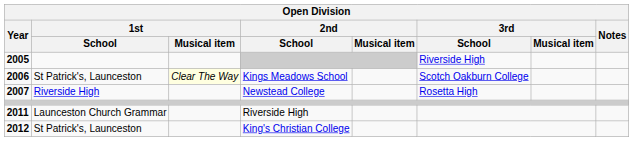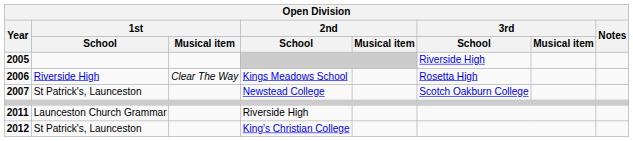(88, 76) St Patrick's, Launceston -> (66, 76) Riverside High
(205, 76) lightyellow background -> (205, 76) no background
(474, 76) Scotch Oakburn College -> (448, 76) Rosetta High
(66, 92) Riverside High -> (88, 92) St Patrick's, Launceston
(448, 92) Rosetta High -> (474, 92) Scotch Oakburn College
